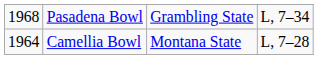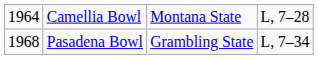rows swapped: (94, 41) <-> (95, 16)
